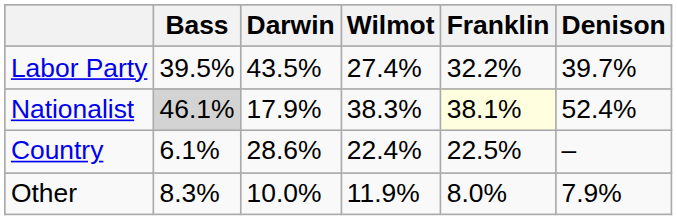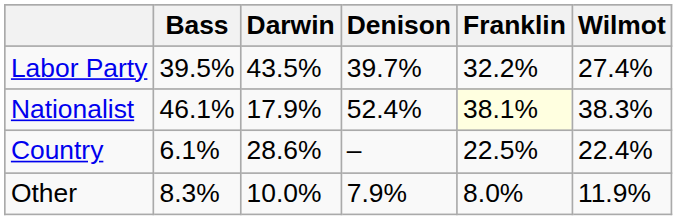columns swapped: (614, 25) <-> (391, 25)
(197, 109) lightgrey background -> (197, 109) no background
